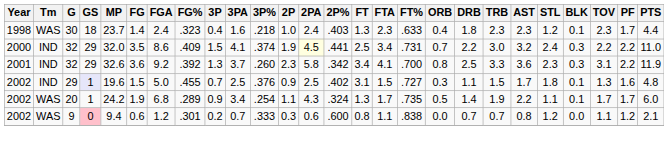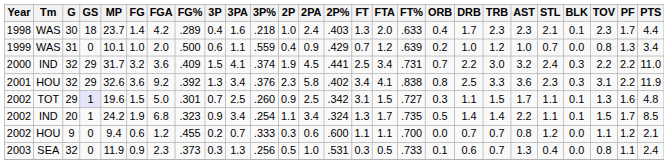(161, 30) 2.4 -> (161, 30) 4.2
(190, 30) .323 -> (190, 30) .289
(385, 30) 2.3 -> (385, 30) 2.0
(469, 30) 1.8 -> (469, 30) 1.7
(550, 30) 1.2 -> (550, 30) 2.1
+ row: (19, 47)
(114, 47) 32.0 -> (114, 64) 31.7
(137, 47) 3.5 -> (137, 64) 3.2
(161, 47) 8.6 -> (161, 64) 3.6
(311, 47) lightyellow background -> (311, 64) no background
(48, 64) IND -> (48, 82) HOU
(238, 64) 3.7 -> (238, 82) 3.4
(264, 64) .260 -> (264, 82) .376
(338, 64) .342 -> (338, 82) .402
(411, 64) .700 -> (411, 82) .838
(48, 82) IND -> (48, 99) TOT
(190, 82) .455 -> (190, 99) .301
(264, 82) .376 -> (264, 99) .260
(338, 82) .402 -> (338, 99) .342
(550, 82) 1.8 -> (550, 99) 1.1
(48, 99) WAS -> (48, 116) IND
(190, 99) .289 -> (190, 116) .323
(311, 99) 4.3 -> (311, 116) 3.4
(497, 99) 1.9 -> (497, 116) 1.4
(604, 99) 1.7 -> (604, 116) 1.5
(651, 99) 6.0 -> (651, 116) 8.5
(48, 116) WAS -> (48, 133) HOU
(90, 116) pink background -> (90, 133) no background
(190, 116) .301 -> (190, 133) .455
(362, 116) 0.8 -> (362, 133) 1.1
(411, 116) .838 -> (411, 133) .700
+ row: (19, 151)
